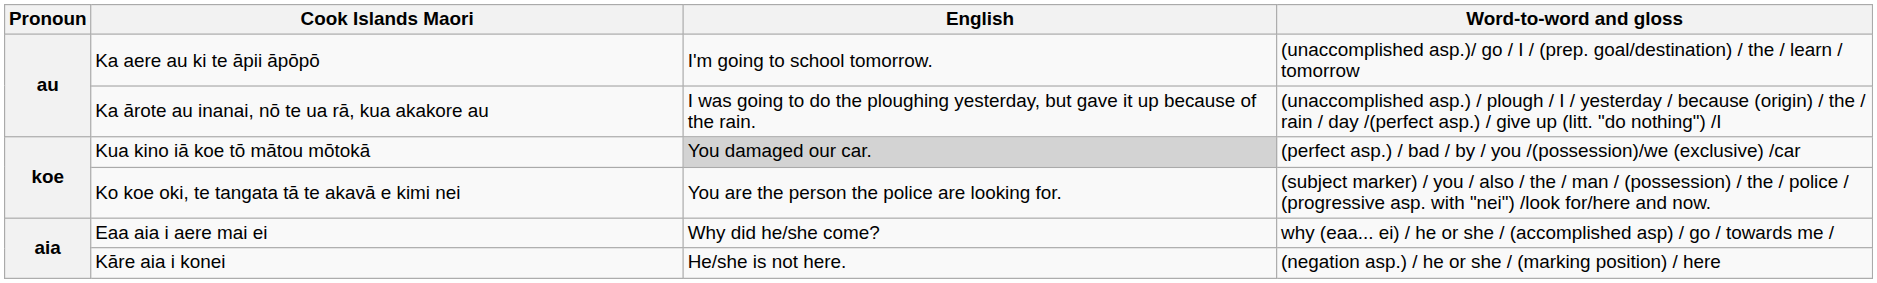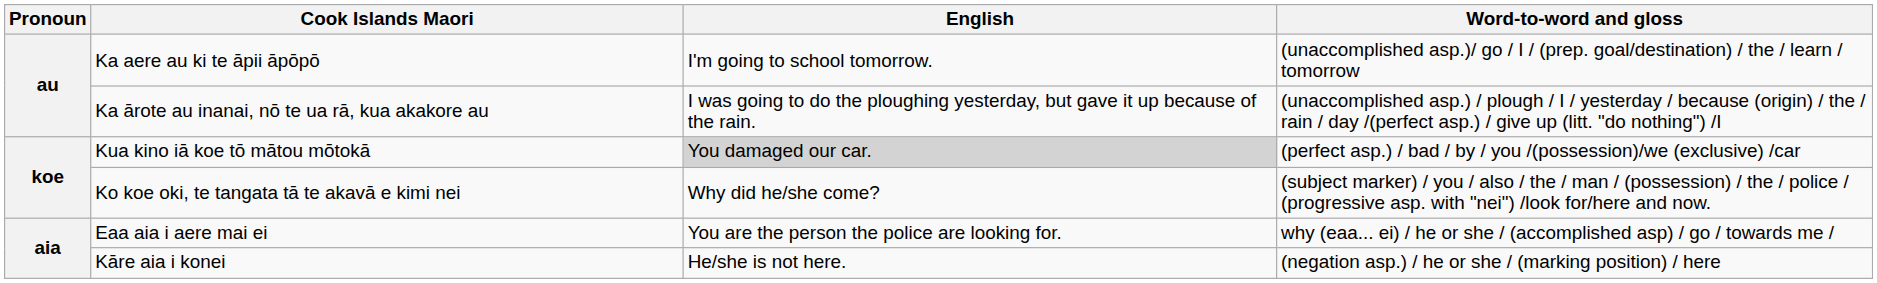(875, 192) You are the person the police are looking for. -> (784, 192) Why did he/she come?
(784, 232) Why did he/she come? -> (875, 232) You are the person the police are looking for.
